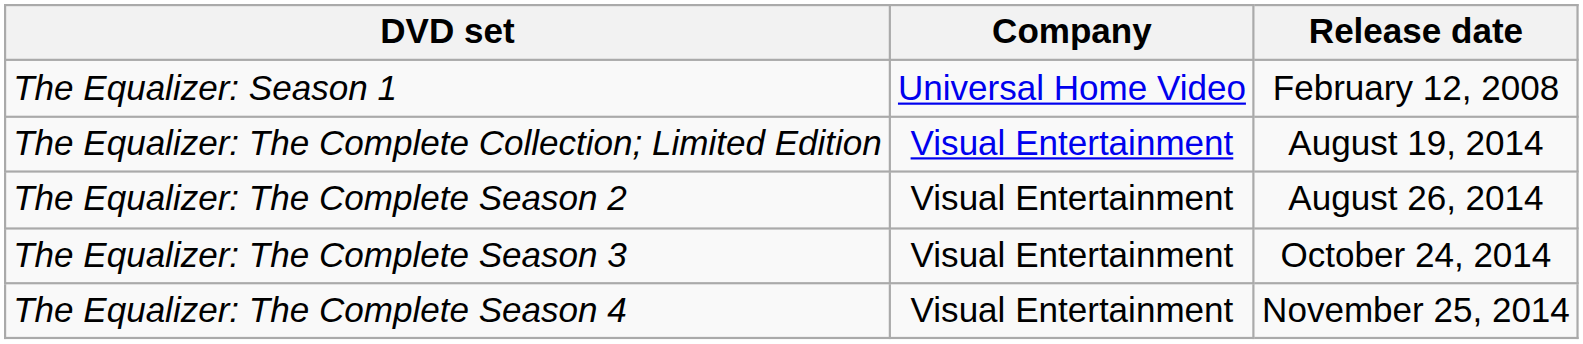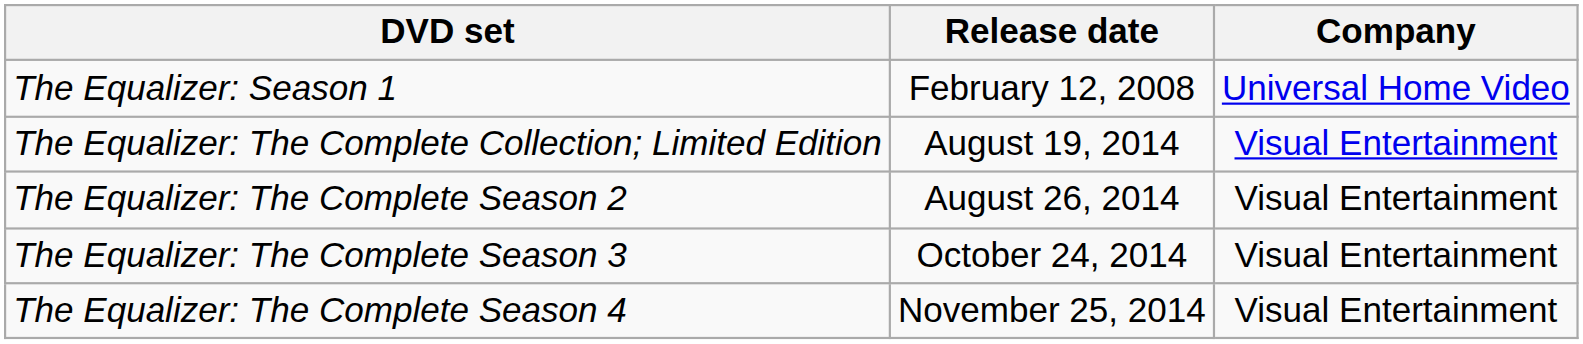columns swapped: (1072, 32) <-> (1416, 32)
